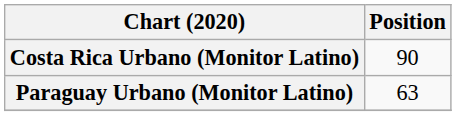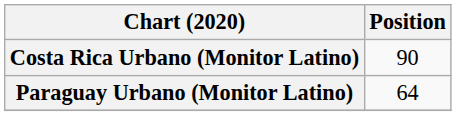(408, 92) 63 -> (408, 92) 64
